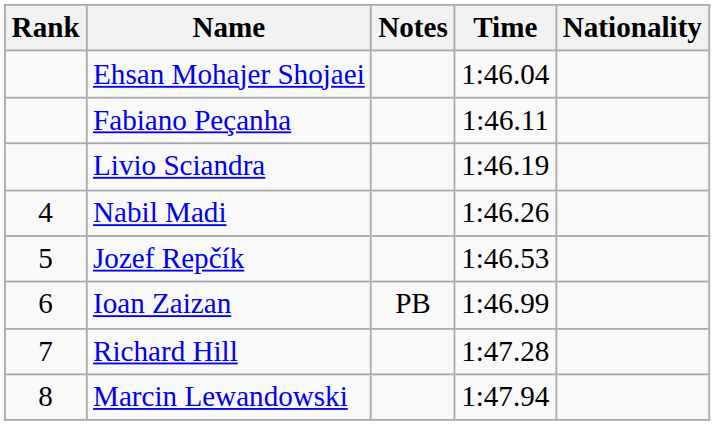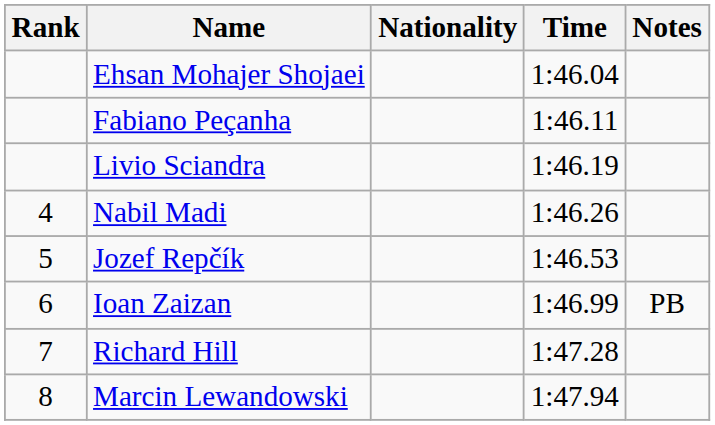columns swapped: (632, 27) <-> (413, 27)
